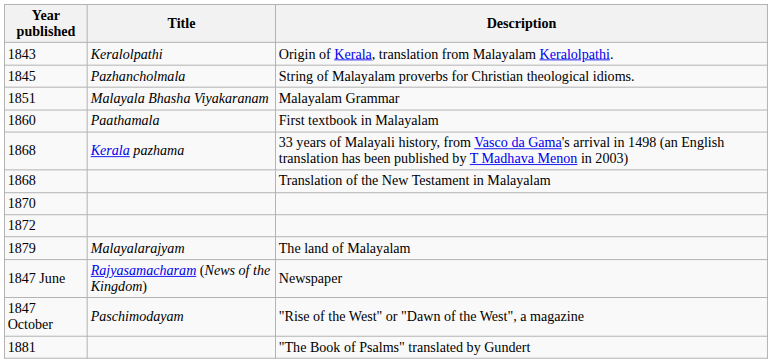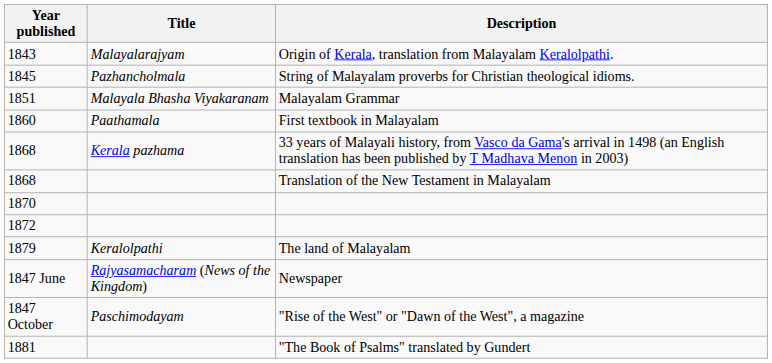(127, 53) Keralolpathi -> (138, 53) Malayalarajyam
(138, 248) Malayalarajyam -> (127, 248) Keralolpathi
